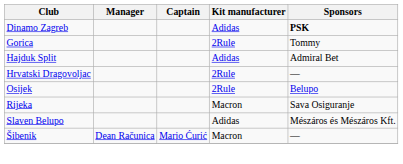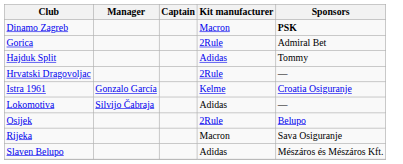(225, 27) Adidas -> (215, 27) Macron
(305, 43) Tommy -> (302, 43) Admiral Bet
(314, 58) Admiral Bet -> (293, 58) Tommy
+ row: (26, 89)
+ row: (30, 105)
- row: (21, 136)
